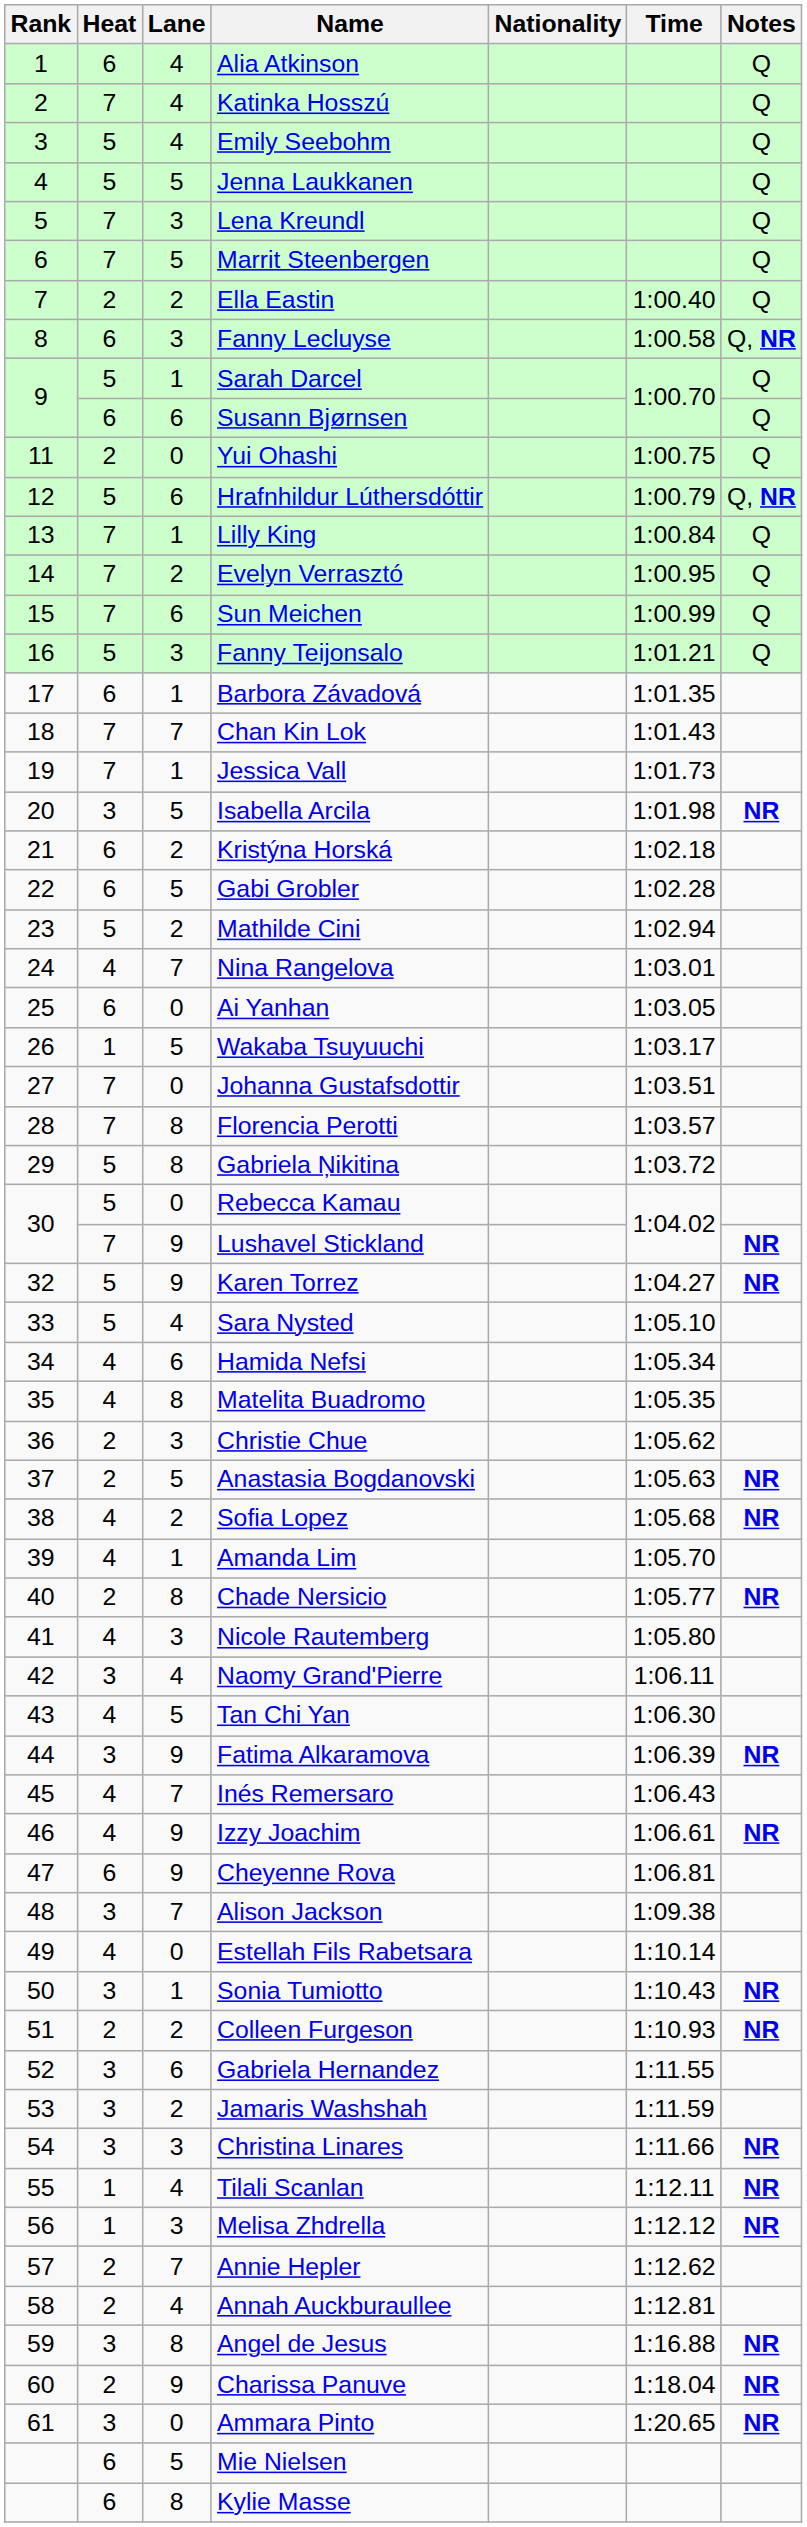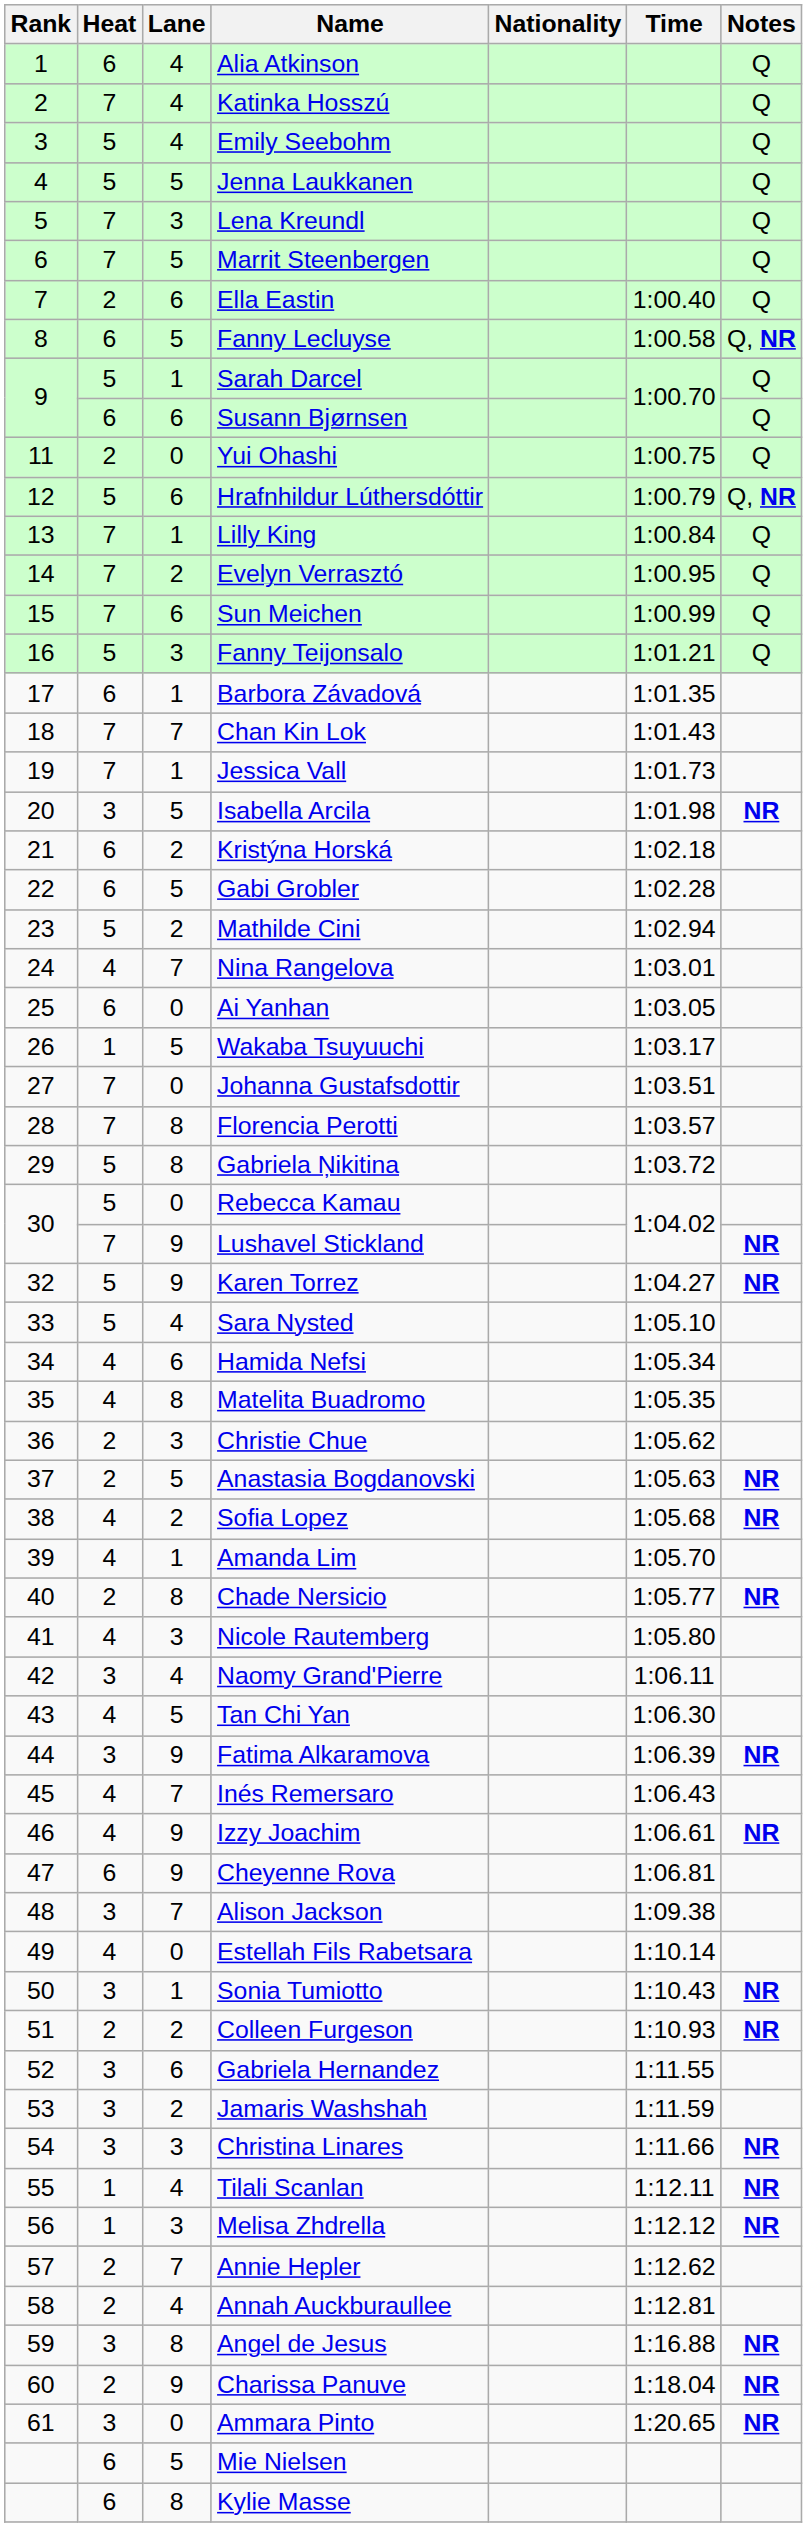(177, 299) 2 -> (177, 299) 6
(177, 338) 3 -> (177, 338) 5
